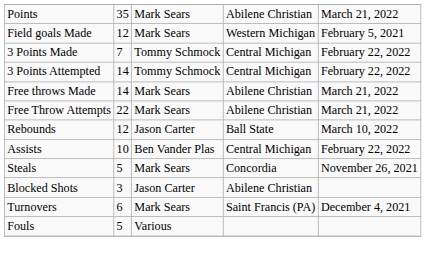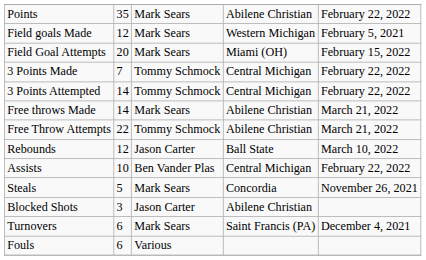(360, 14) March 21, 2022 -> (366, 14) February 22, 2022
+ row: (56, 52)
(162, 110) Mark Sears -> (177, 129) Tommy Schmock
(120, 226) 5 -> (120, 245) 6
